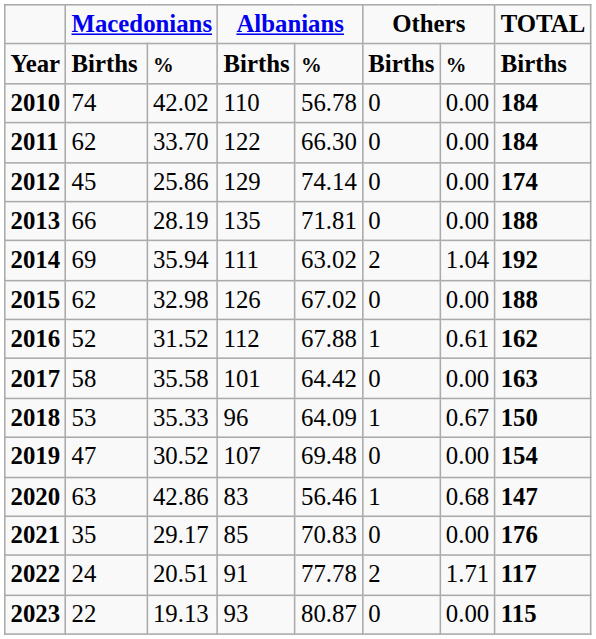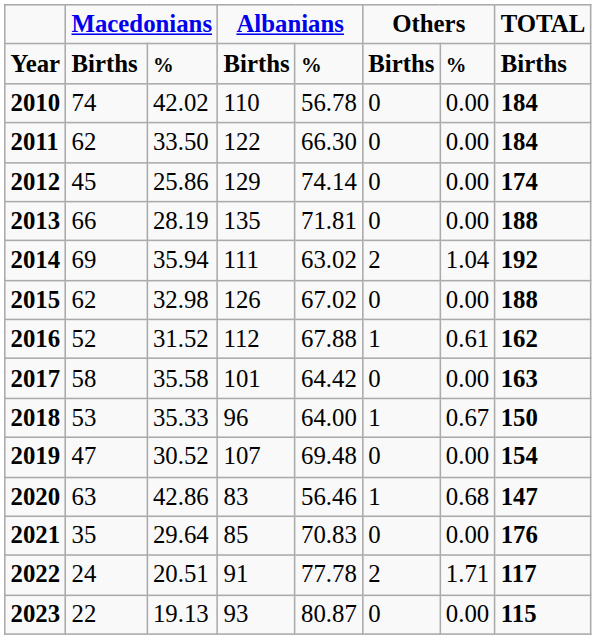(181, 142) 33.70 -> (181, 142) 33.50
(329, 417) 64.09 -> (329, 417) 64.00
(181, 535) 29.17 -> (181, 535) 29.64
